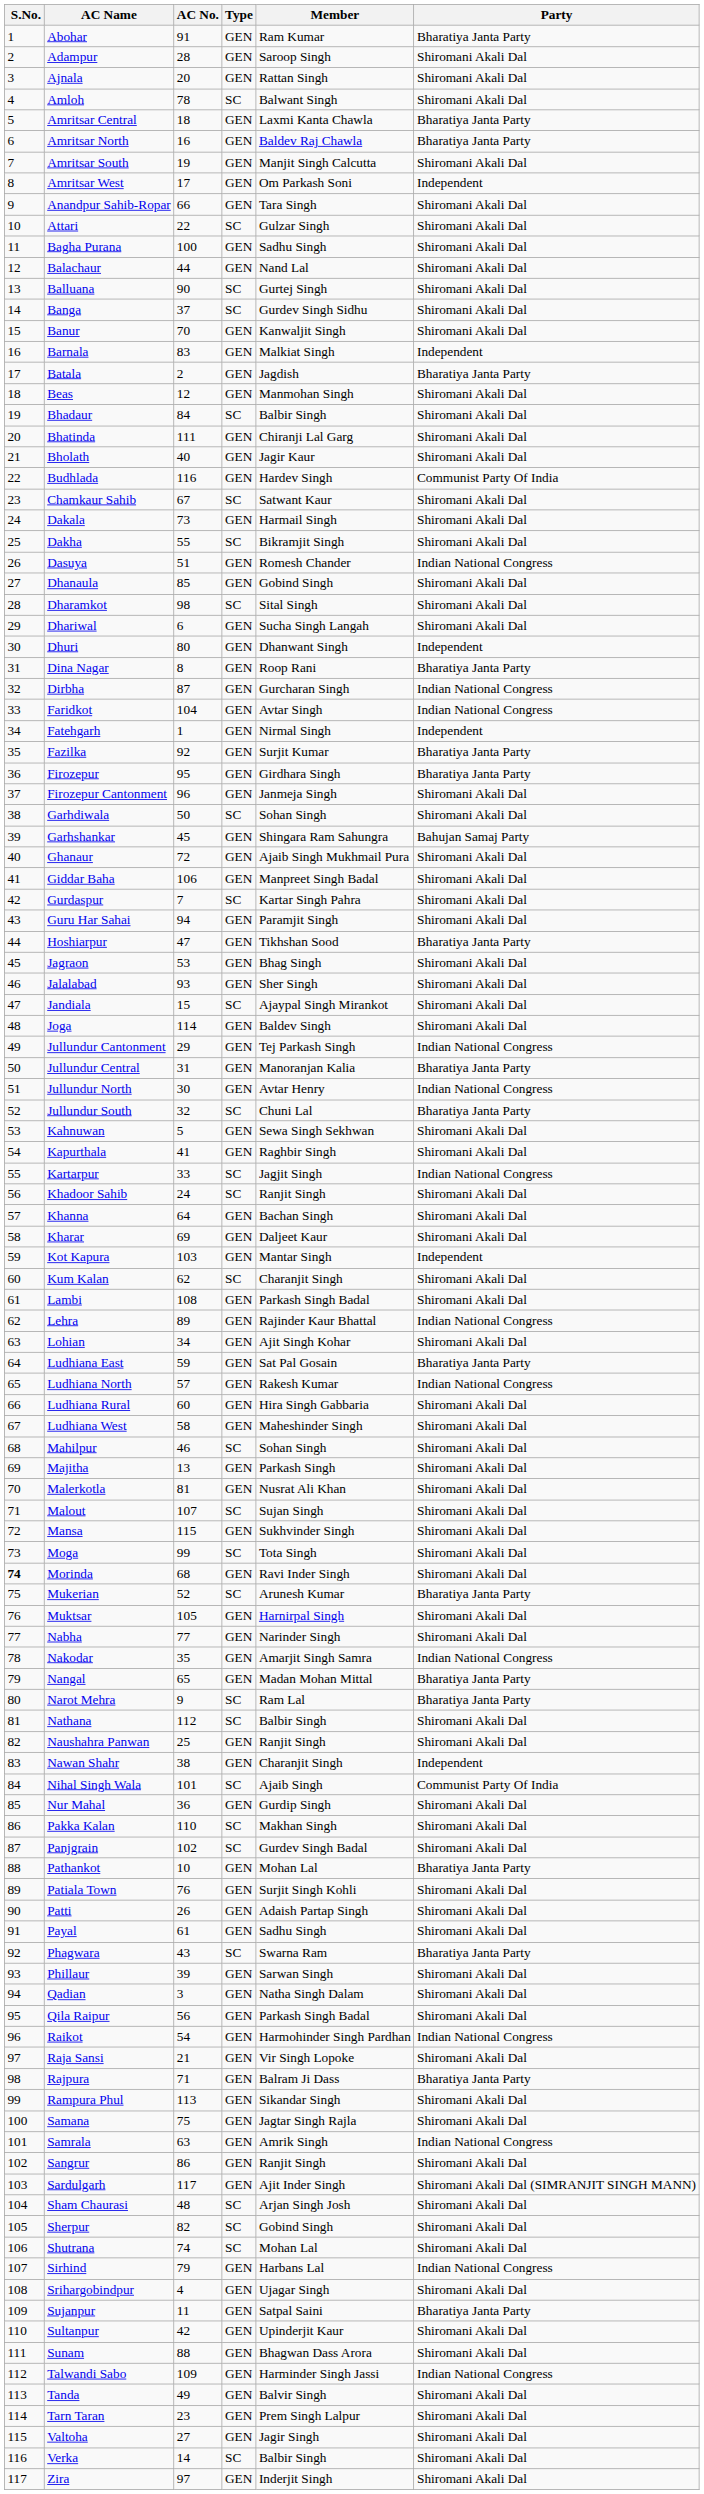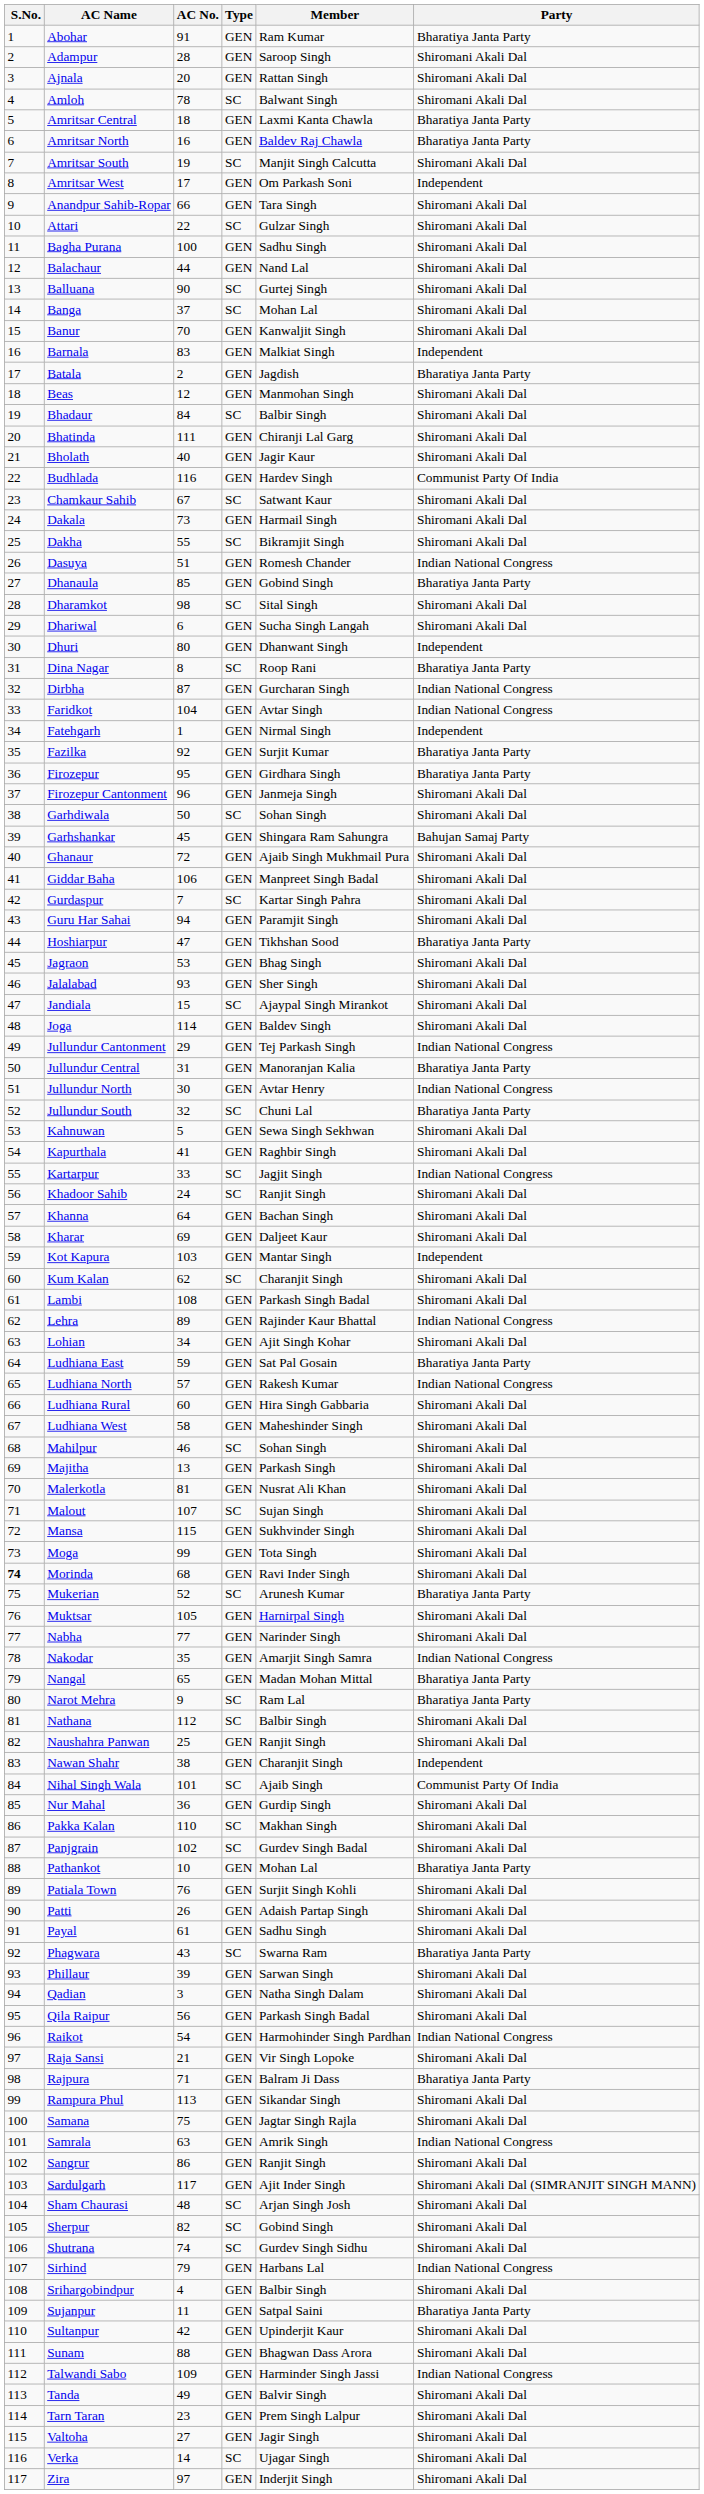(239, 162) GEN -> (233, 162) SC
(313, 309) Gurdev Singh Sidhu -> (288, 309) Mohan Lal
(472, 583) Shiromani Akali Dal -> (474, 583) Bharatiya Janta Party
(239, 667) GEN -> (233, 667) SC
(233, 1552) SC -> (239, 1552) GEN
(288, 2247) Mohan Lal -> (313, 2247) Gurdev Singh Sidhu
(294, 2289) Ujagar Singh -> (293, 2289) Balbir Singh
(293, 2458) Balbir Singh -> (294, 2458) Ujagar Singh
